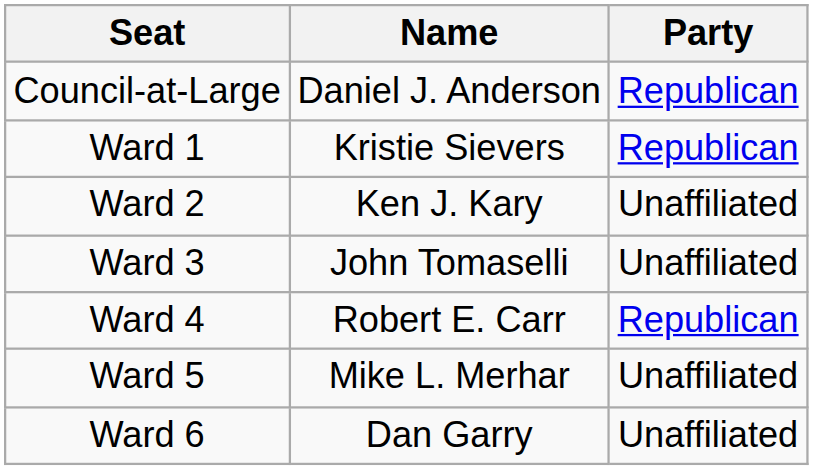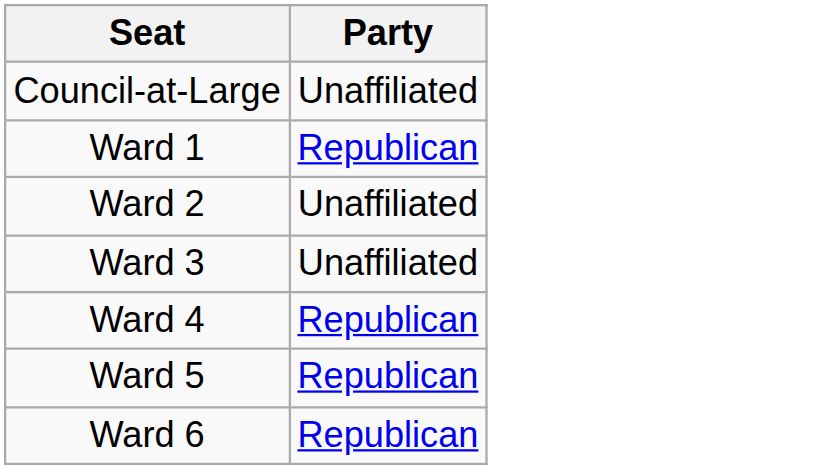- column: (449, 33)
(708, 90) Republican -> (388, 90) Unaffiliated
(708, 377) Unaffiliated -> (388, 377) Republican
(708, 434) Unaffiliated -> (388, 434) Republican
